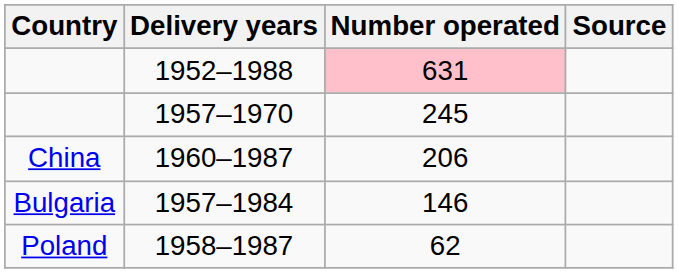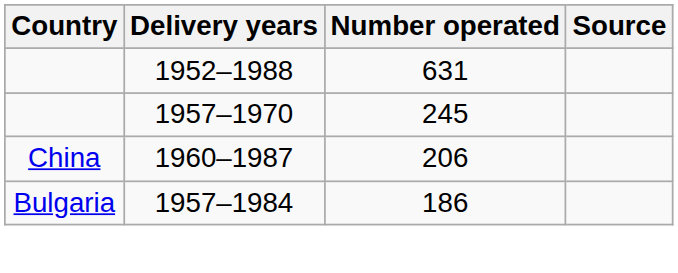(445, 70) pink background -> (445, 70) no background
(445, 202) 146 -> (445, 202) 186
- row: (224, 245)
